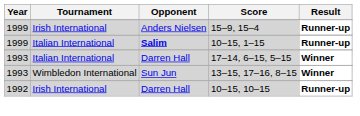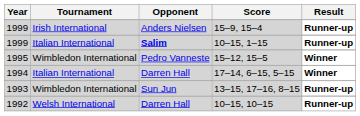+ row: (241, 58)
(17, 58) 1993 -> (17, 73) 1994
(318, 73) Winner -> (329, 89) Runner-up
(70, 89) Irish International -> (74, 104) Welsh International
